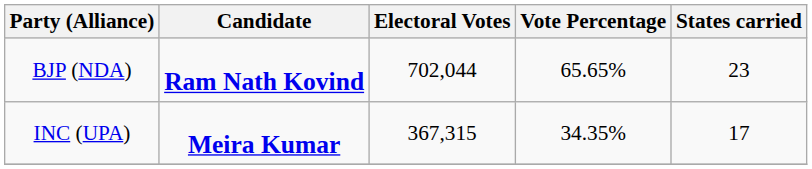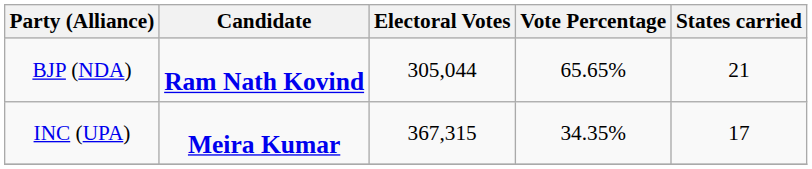(442, 69) 702,044 -> (442, 69) 305,044
(739, 69) 23 -> (739, 69) 21
